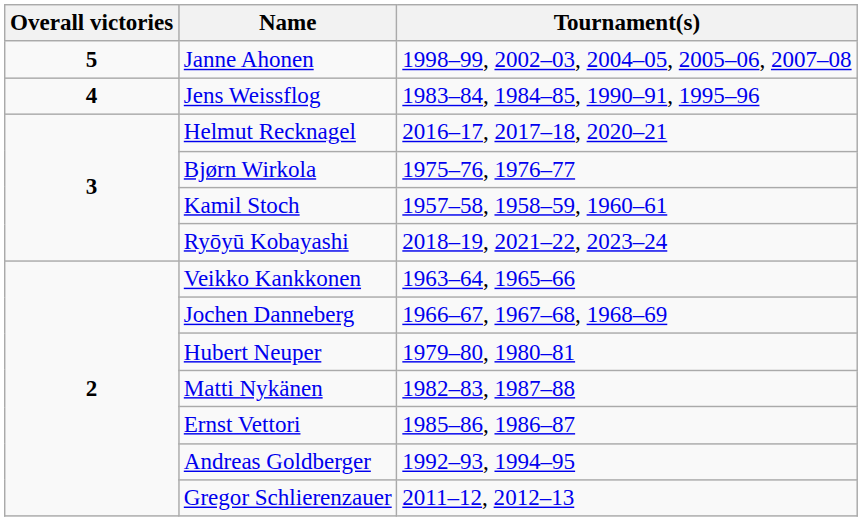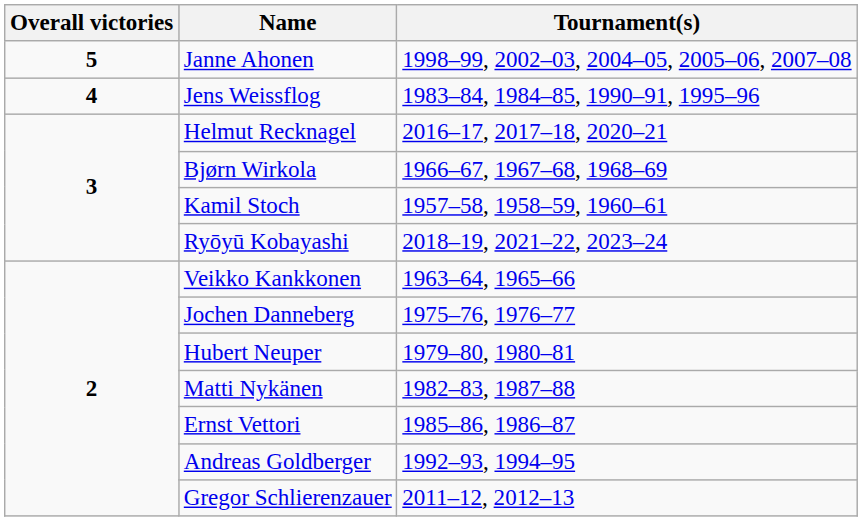(489, 168) 1975–76, 1976–77 -> (535, 168) 1966–67, 1967–68, 1968–69
(535, 315) 1966–67, 1967–68, 1968–69 -> (489, 315) 1975–76, 1976–77
